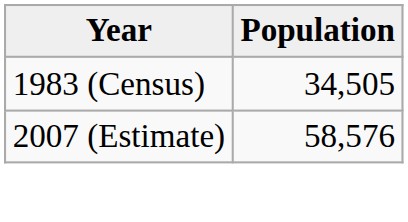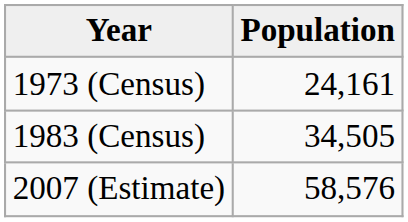+ row: (109, 83)
